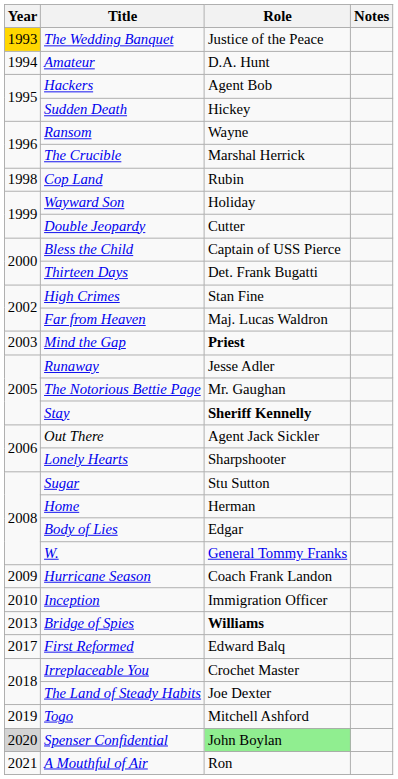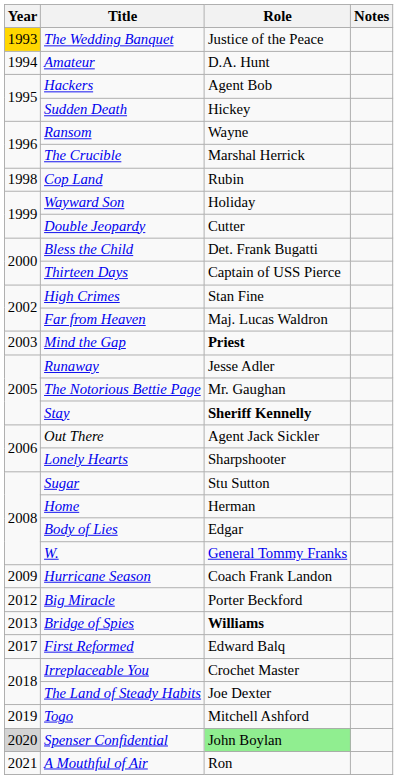(274, 249) Captain of USS Pierce -> (263, 249) Det. Frank Bugatti
(263, 272) Det. Frank Bugatti -> (274, 272) Captain of USS Pierce
- row: (72, 599)
+ row: (79, 599)
